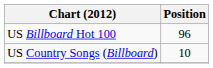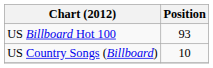(185, 33) 96 -> (185, 33) 93
